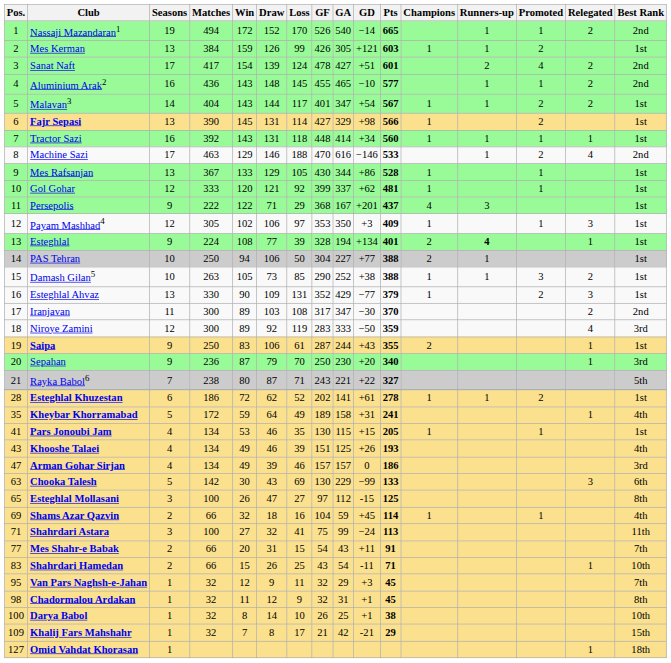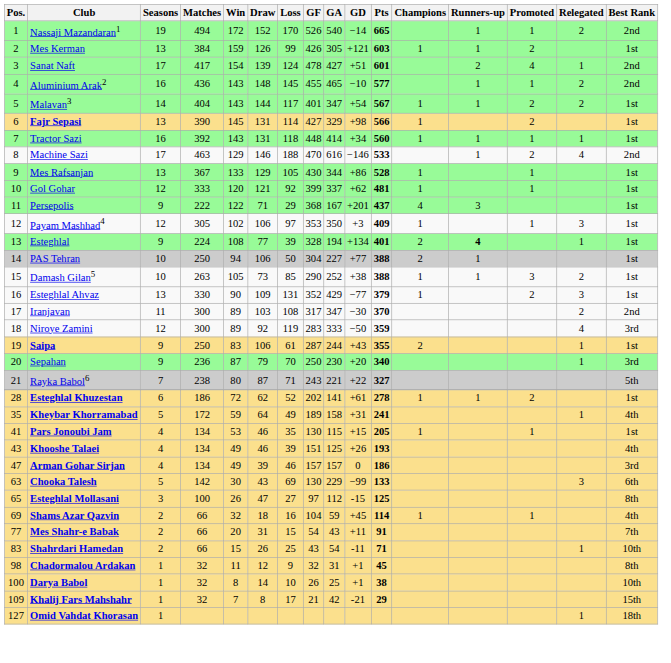(590, 65) 2 -> (581, 65) 1
- row: (70, 532)
- row: (89, 582)
